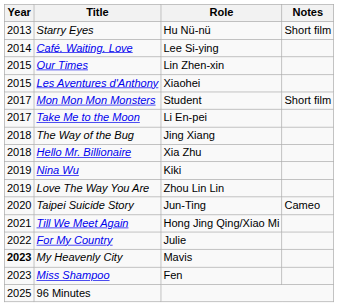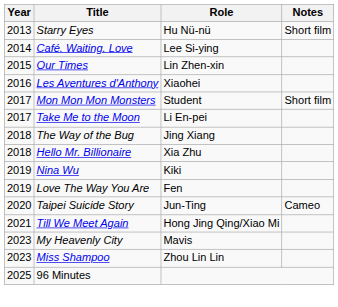(19, 83) 2015 -> (19, 83) 2016
(194, 188) Zhou Lin Lin -> (173, 188) Fen
- row: (75, 240)
(19, 258) bold -> (19, 240) normal
(173, 275) Fen -> (194, 258) Zhou Lin Lin
